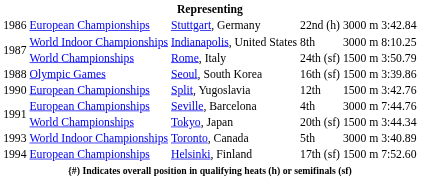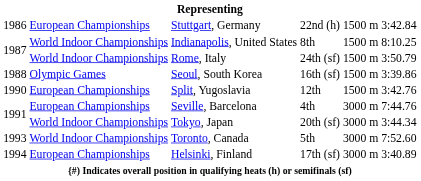(361, 25) 3000 m -> (361, 25) 1500 m
(361, 42) 3000 m -> (361, 42) 1500 m
(82, 58) World Championships -> (99, 58) World Indoor Championships
(82, 122) World Championships -> (99, 122) World Indoor Championships
(361, 122) 1500 m -> (361, 122) 3000 m
(399, 138) 3:40.89 -> (399, 138) 7:52.60
(361, 154) 1500 m -> (361, 154) 3000 m
(399, 154) 7:52.60 -> (399, 154) 3:40.89
